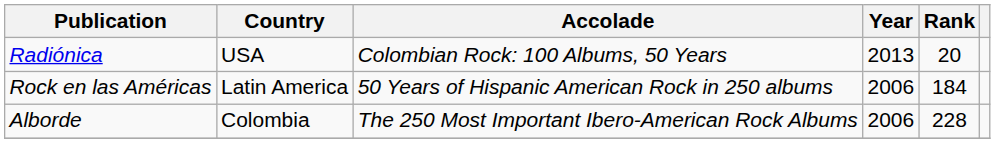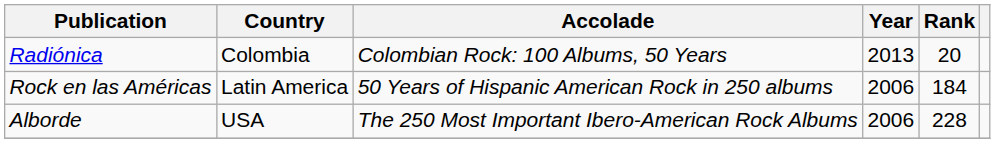(243, 54) USA -> (265, 54) Colombia
(265, 120) Colombia -> (243, 120) USA
